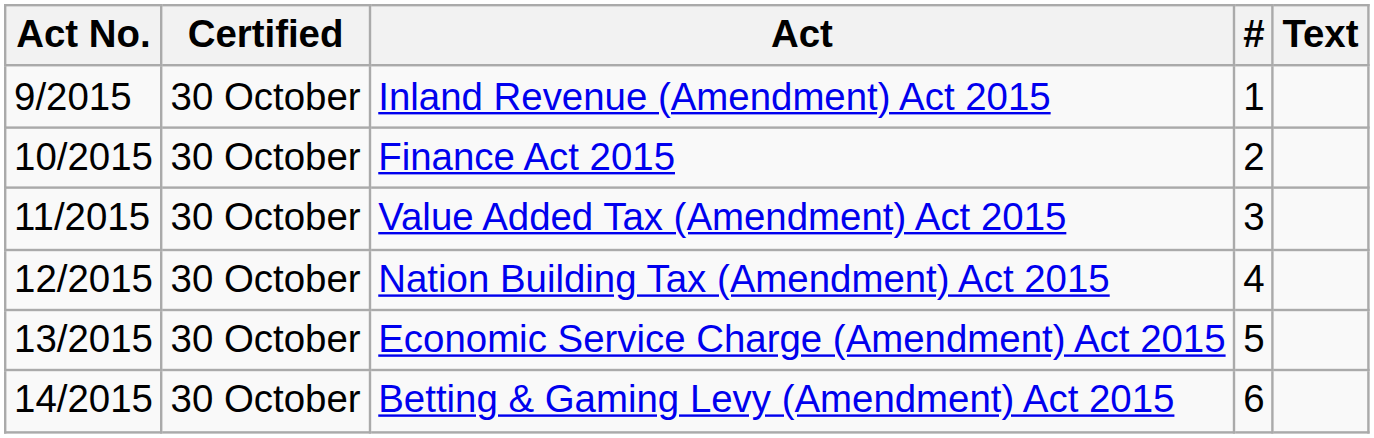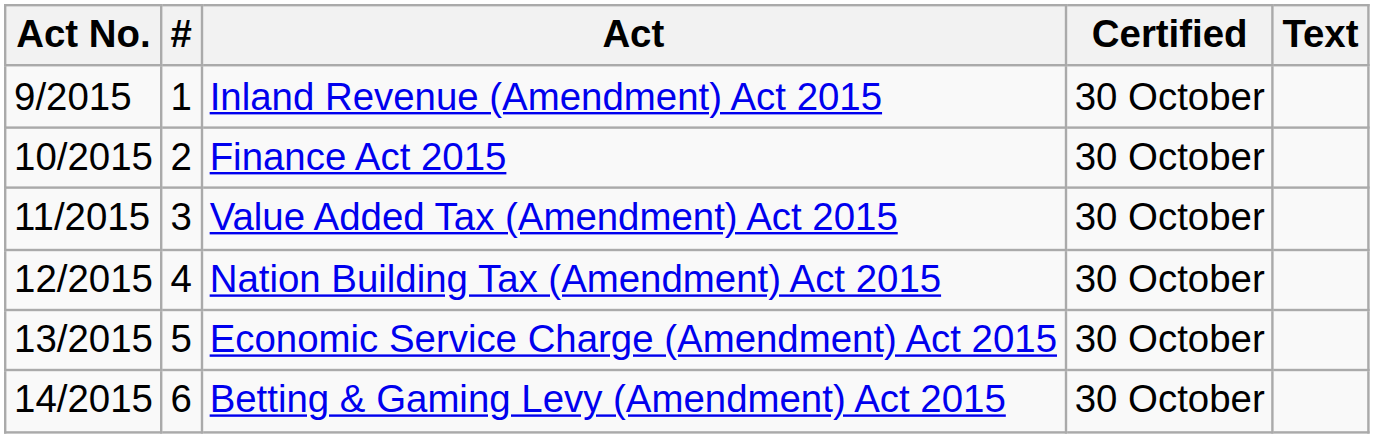columns swapped: (1254, 34) <-> (266, 34)
